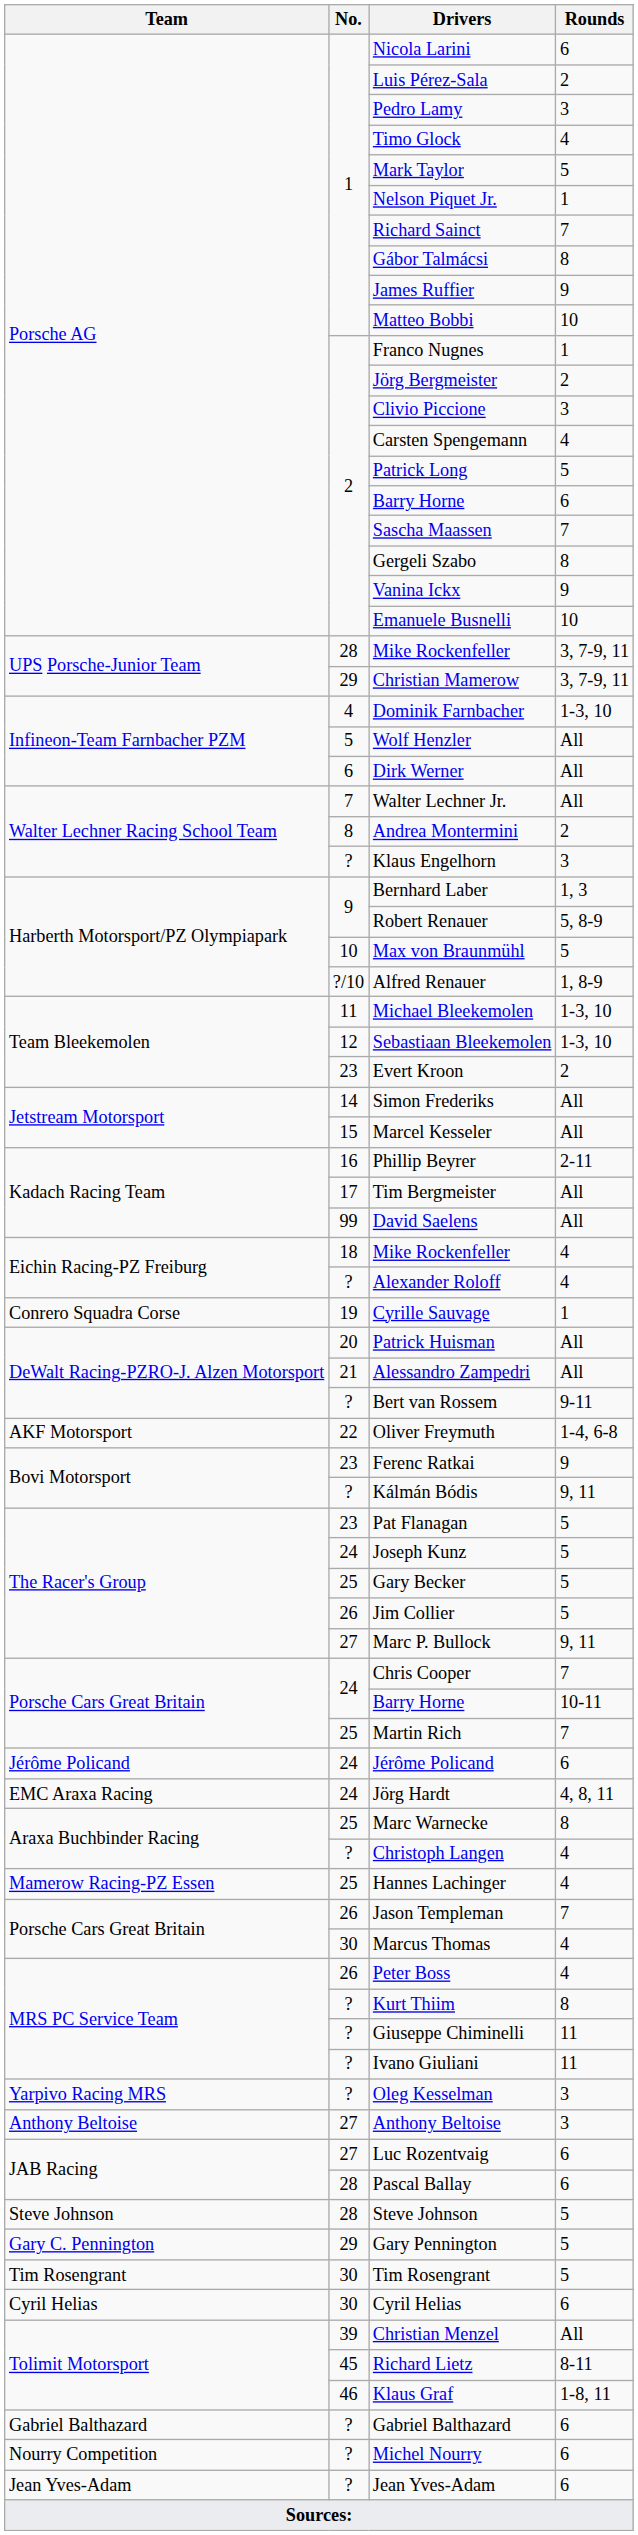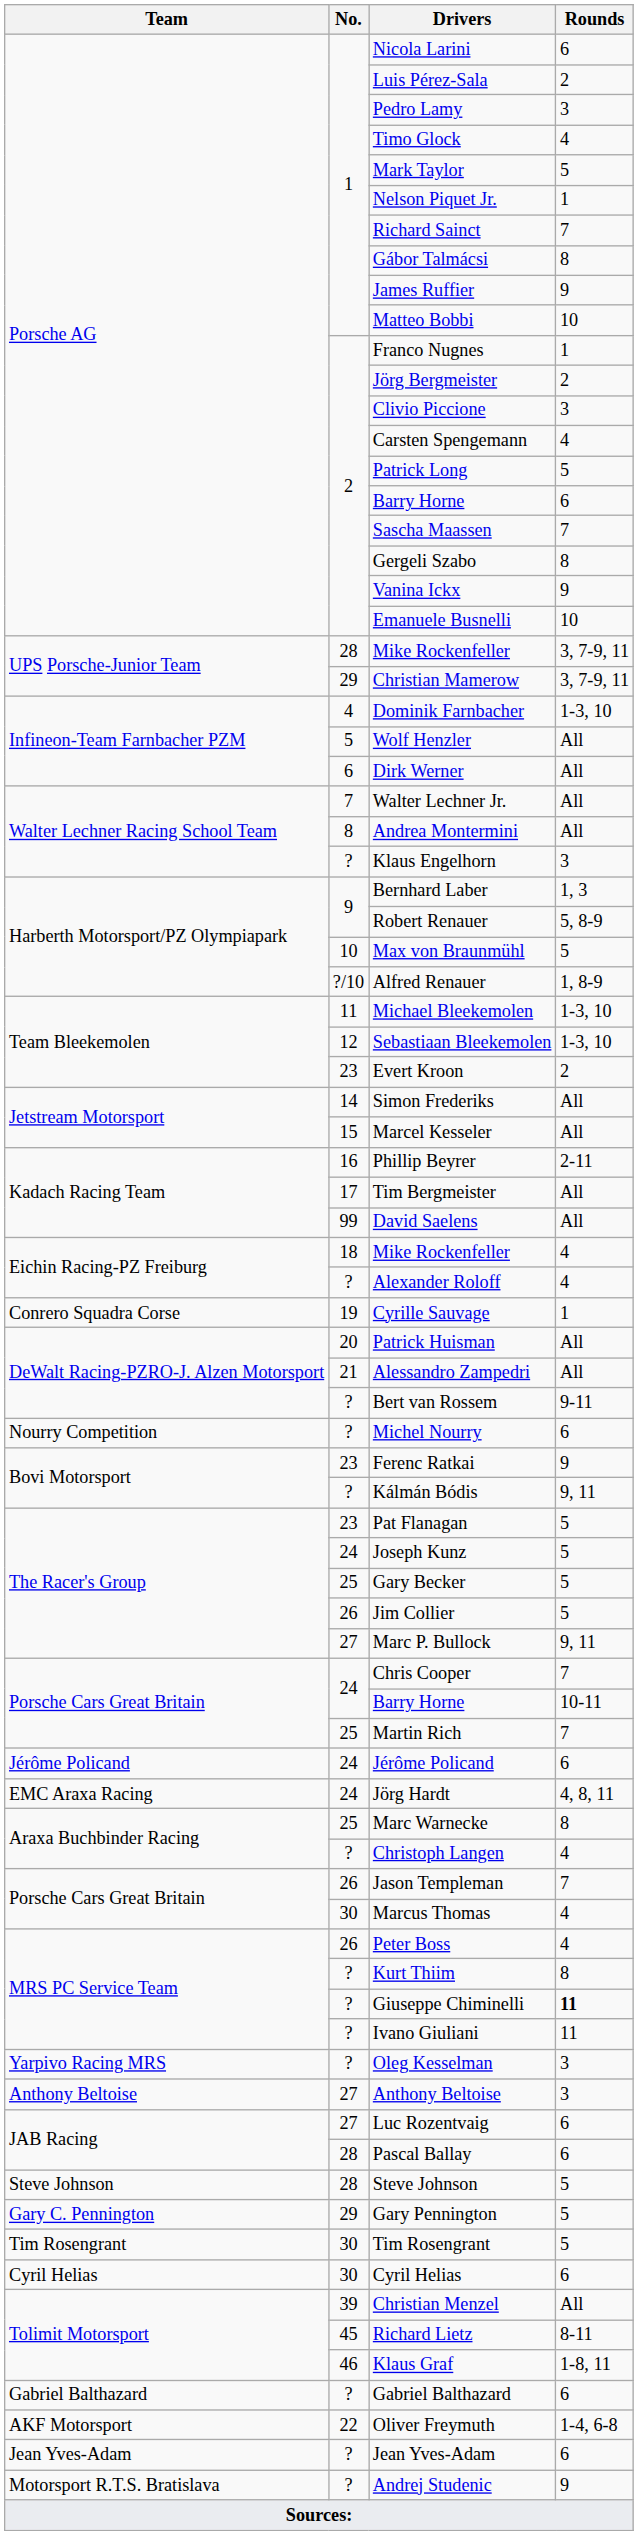(565, 830) 2 -> (572, 830) All
rows swapped: (349, 1432) <-> (349, 2454)
- row: (349, 1883)
(569, 2033) normal -> (569, 2003) bold
+ row: (349, 2484)
